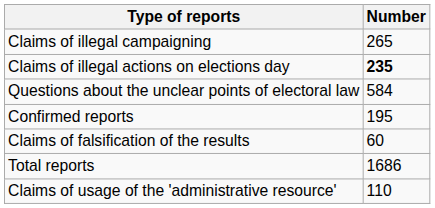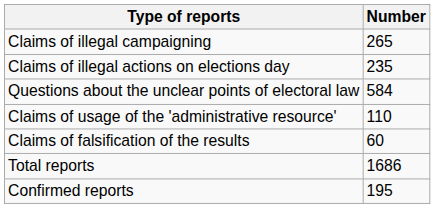(380, 66) bold -> (380, 66) normal
rows swapped: (172, 191) <-> (71, 116)
